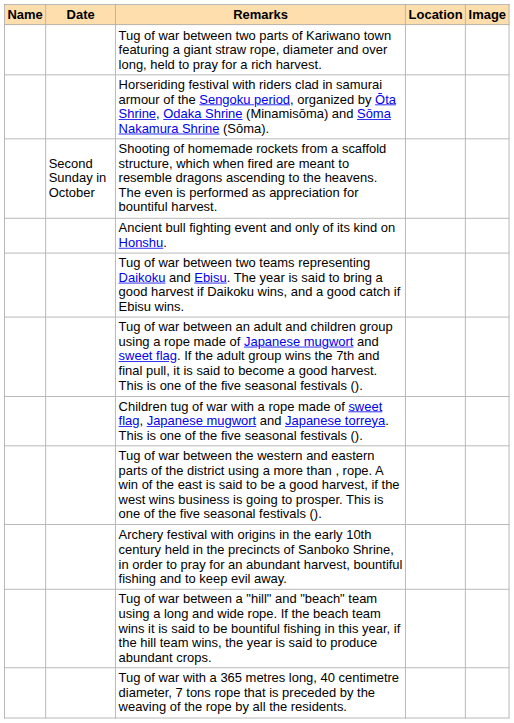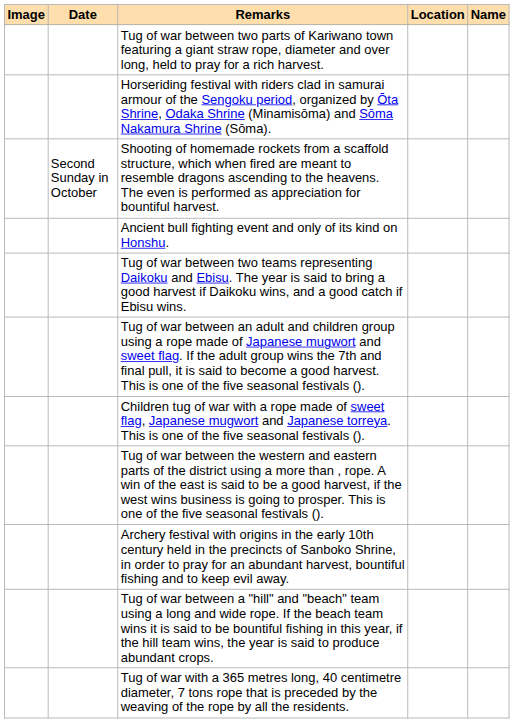columns swapped: (25, 14) <-> (487, 14)
